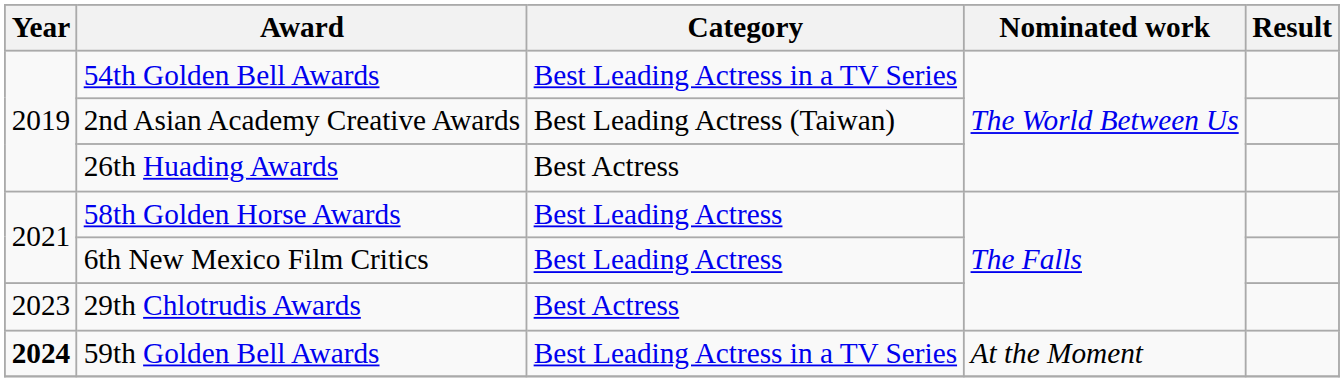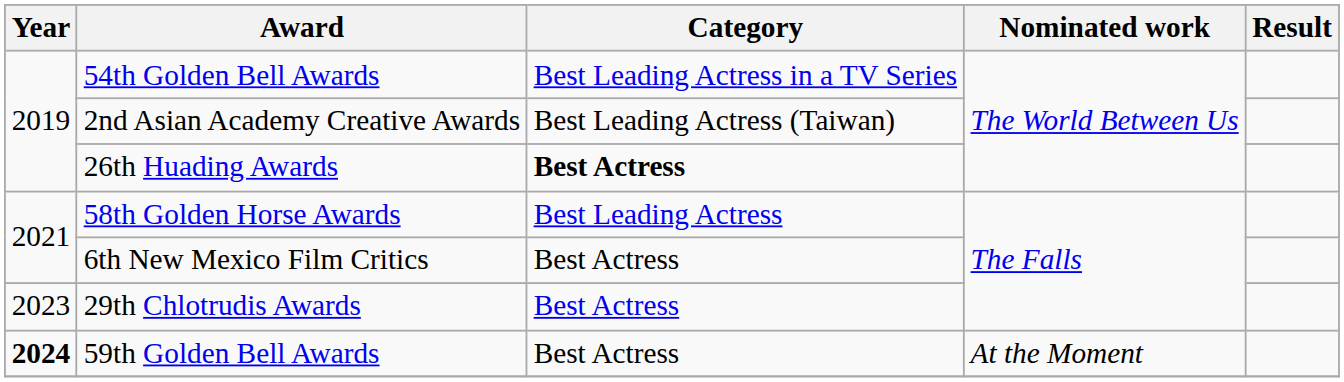(606, 167) normal -> (609, 167) bold
(658, 259) Best Leading Actress -> (606, 259) Best Actress
(745, 352) Best Leading Actress in a TV Series -> (606, 352) Best Actress
